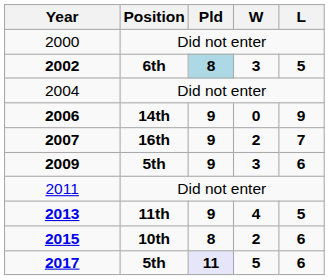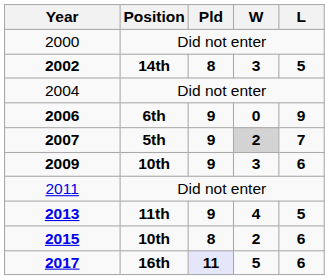(154, 66) 6th -> (154, 66) 14th
(211, 66) lightblue background -> (211, 66) no background
(154, 115) 14th -> (154, 115) 6th
(154, 140) 16th -> (154, 140) 5th
(256, 140) no background -> (256, 140) lightgrey background
(154, 165) 5th -> (154, 165) 10th
(154, 263) 5th -> (154, 263) 16th
